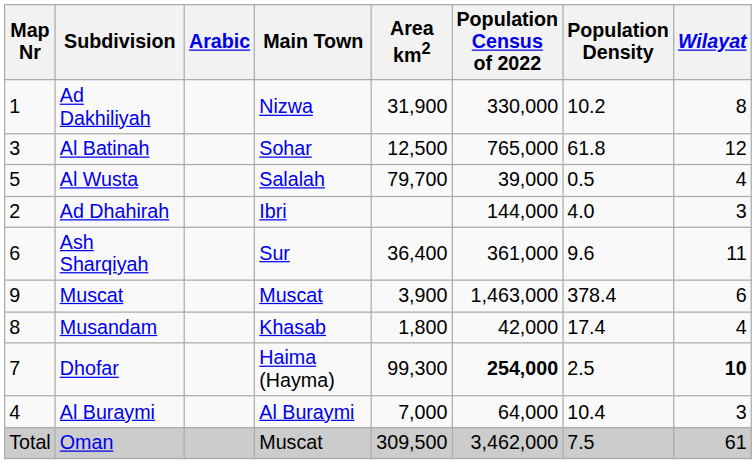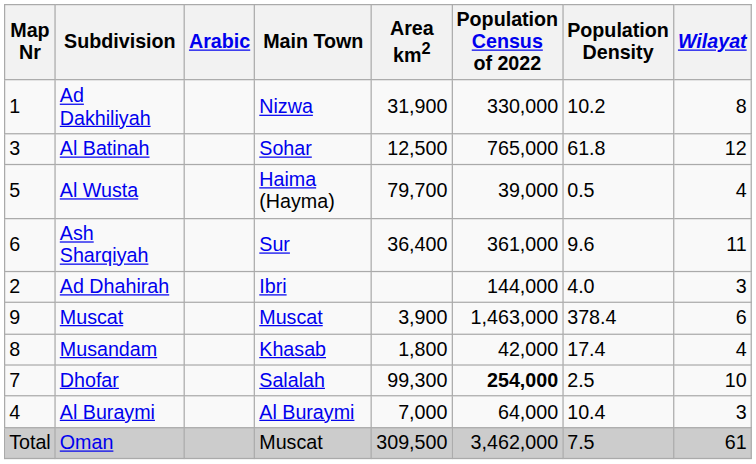(292, 180) Salalah -> (297, 191) Haima (Hayma)
rows swapped: (104, 253) <-> (114, 211)
(297, 369) Haima (Hayma) -> (292, 380) Salalah
(736, 369) bold -> (736, 380) normal
